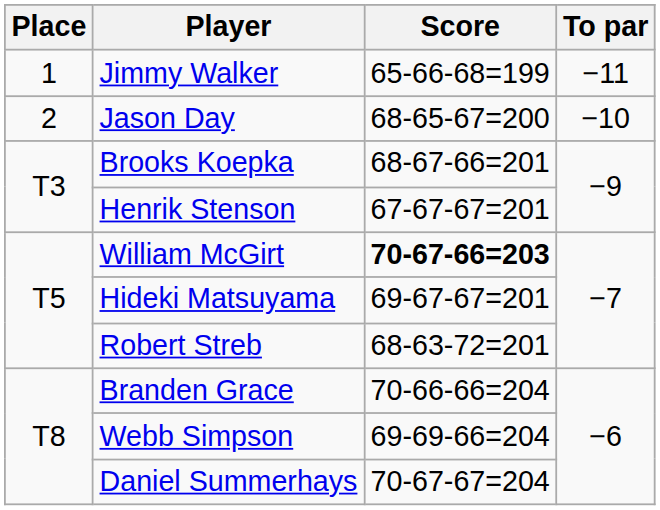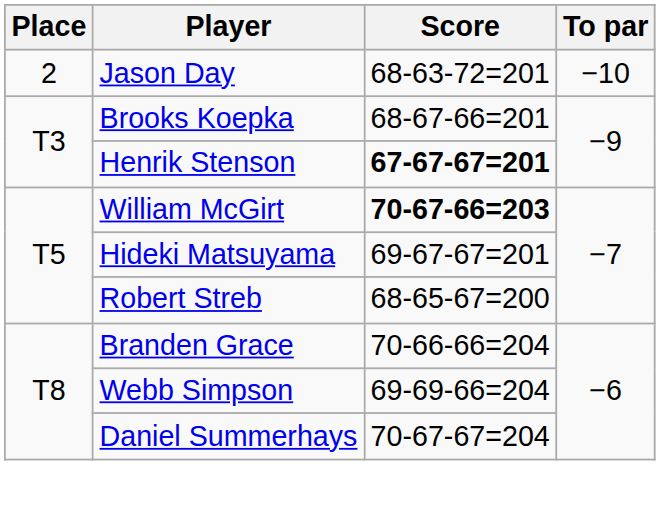- row: (189, 72)
(460, 118) 68-65-67=200 -> (460, 72) 68-63-72=201
(460, 208) normal -> (460, 163) bold
(460, 345) 68-63-72=201 -> (460, 299) 68-65-67=200
